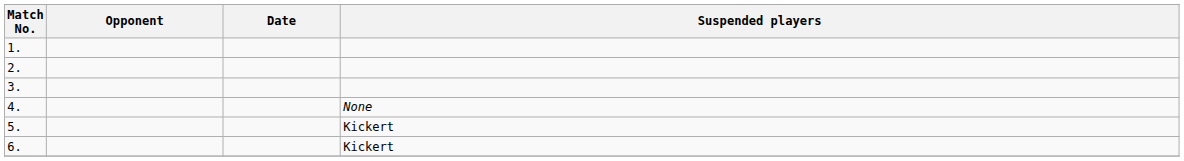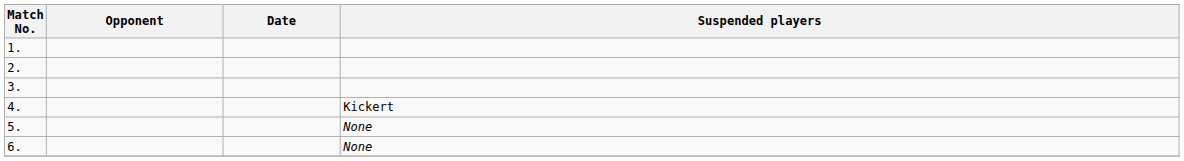(358, 107) None -> (369, 107) Kickert
(369, 127) Kickert -> (358, 127) None
(369, 146) Kickert -> (358, 146) None
